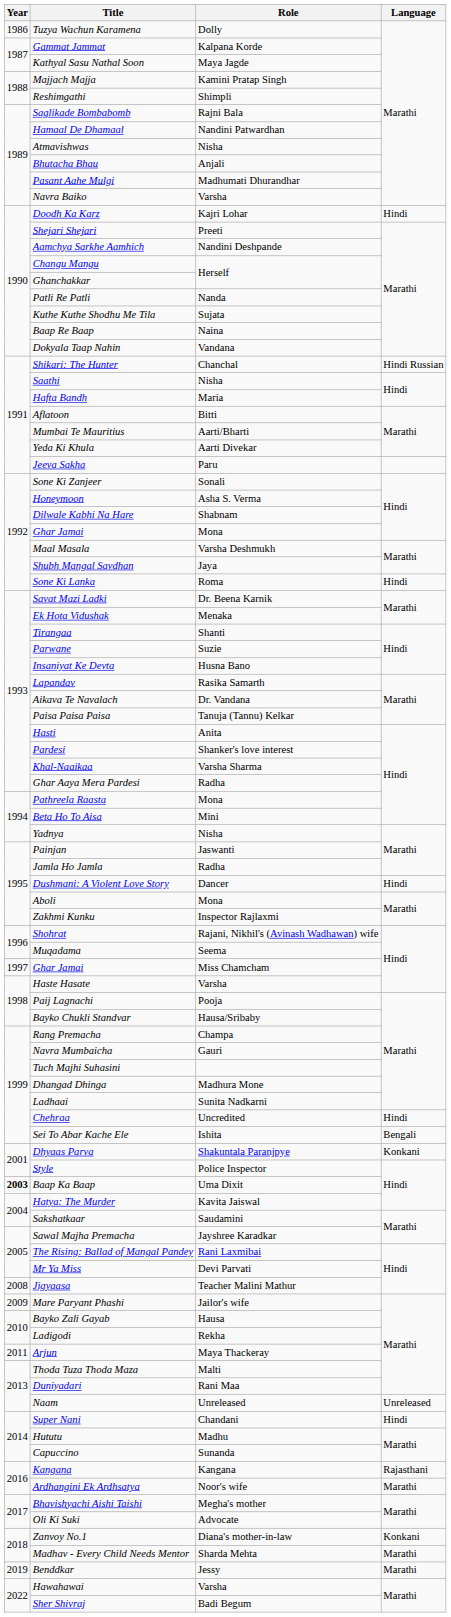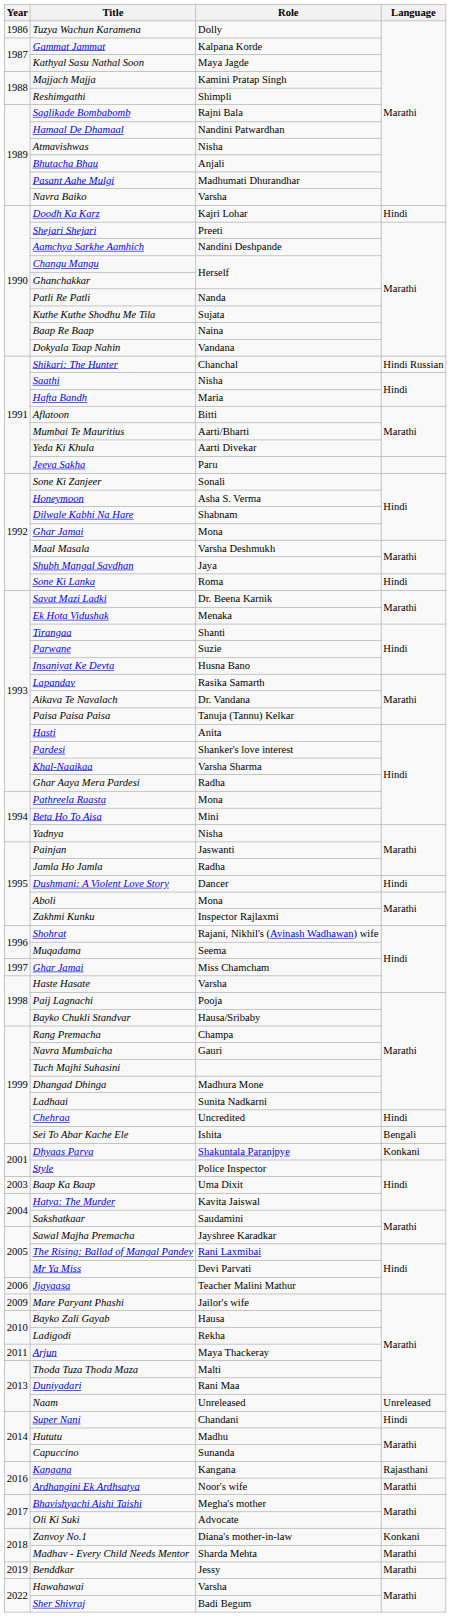(17, 1185) bold -> (17, 1185) normal
(17, 1285) 2008 -> (17, 1285) 2006
